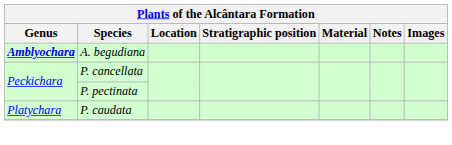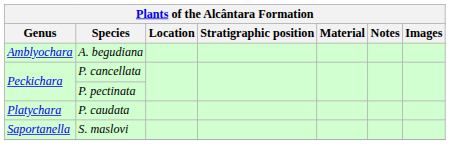(41, 52) bold -> (40, 52) normal
+ row: (103, 129)
